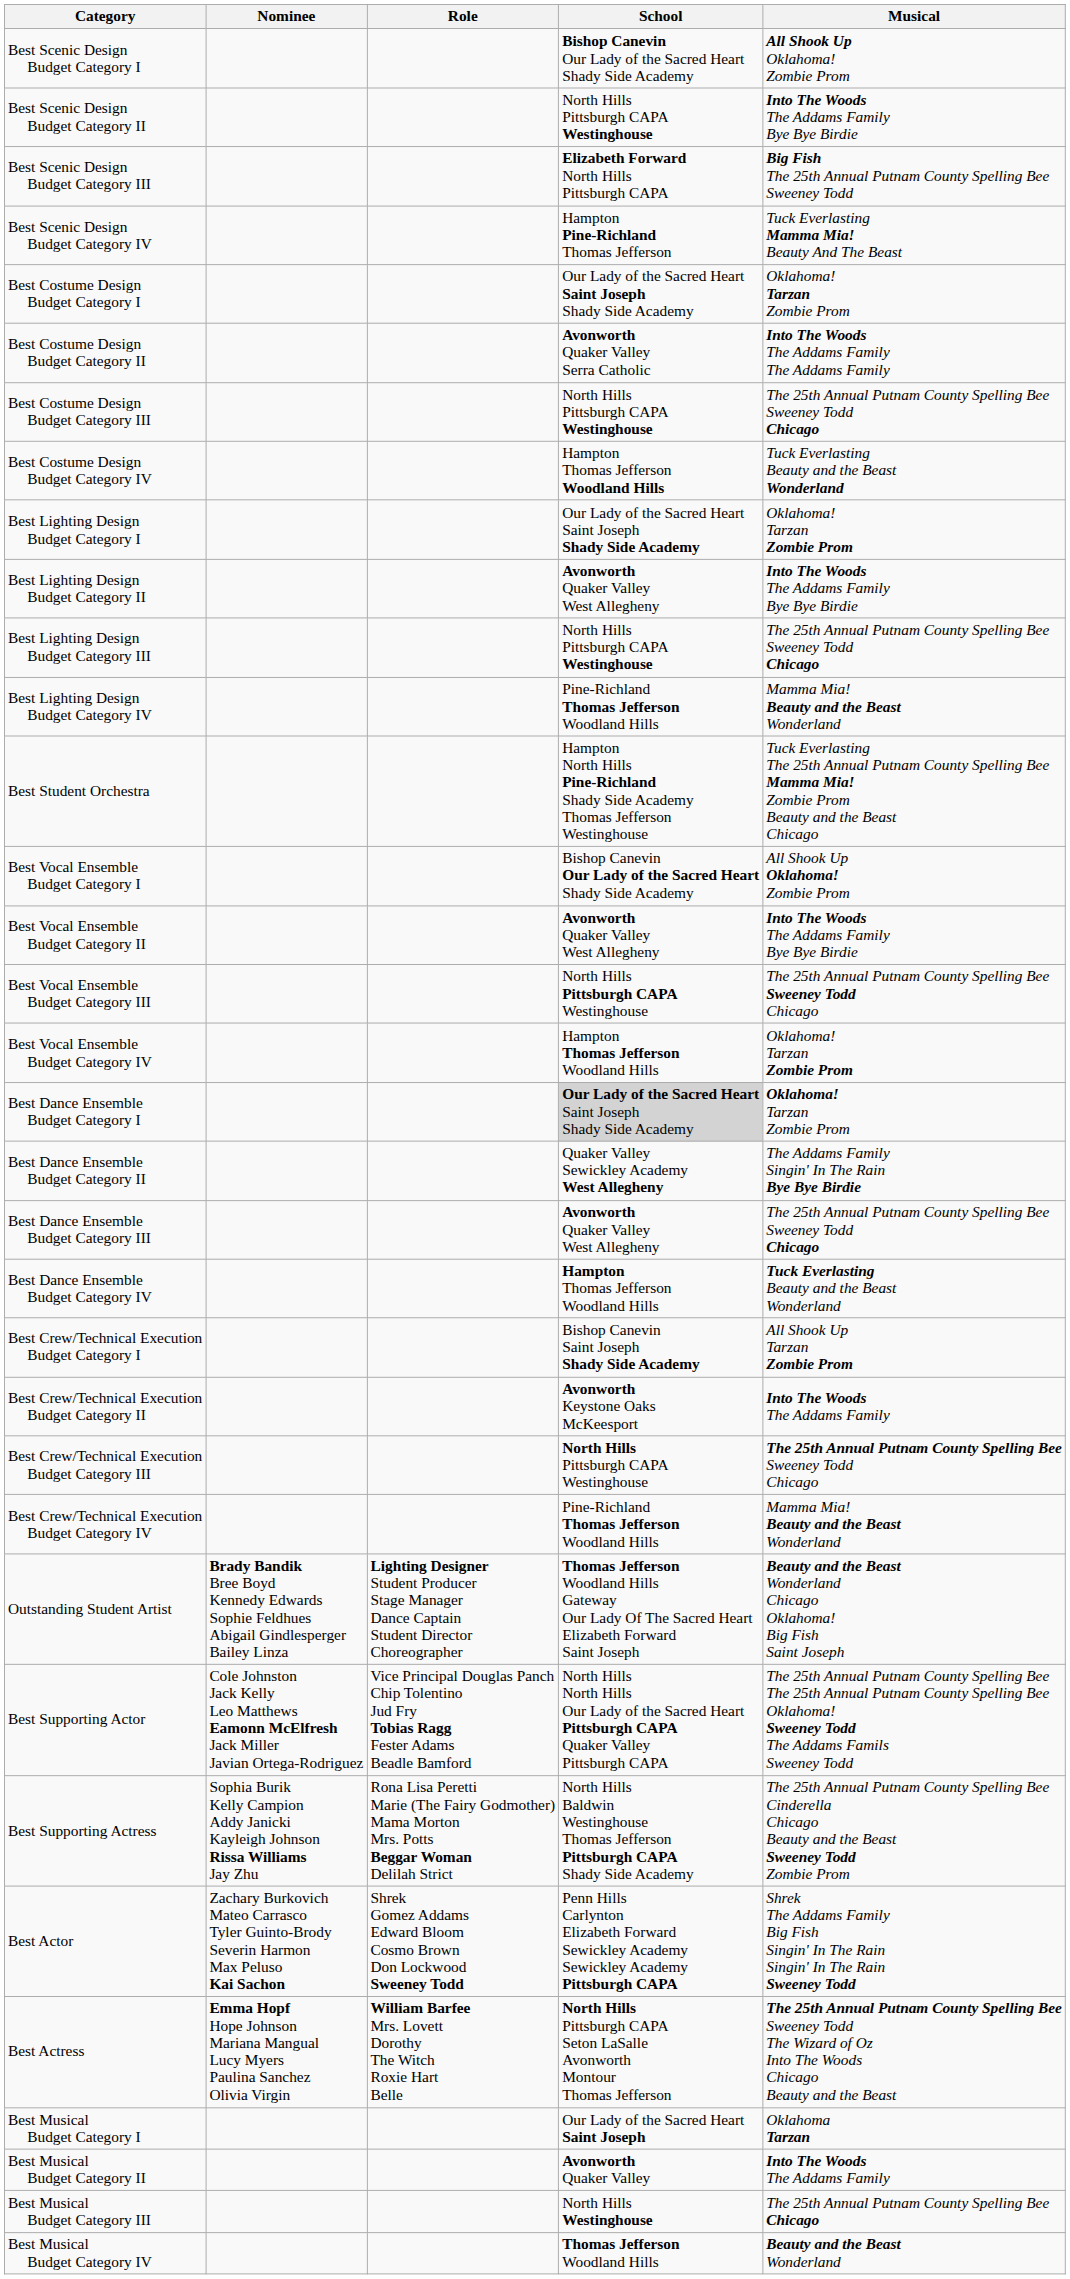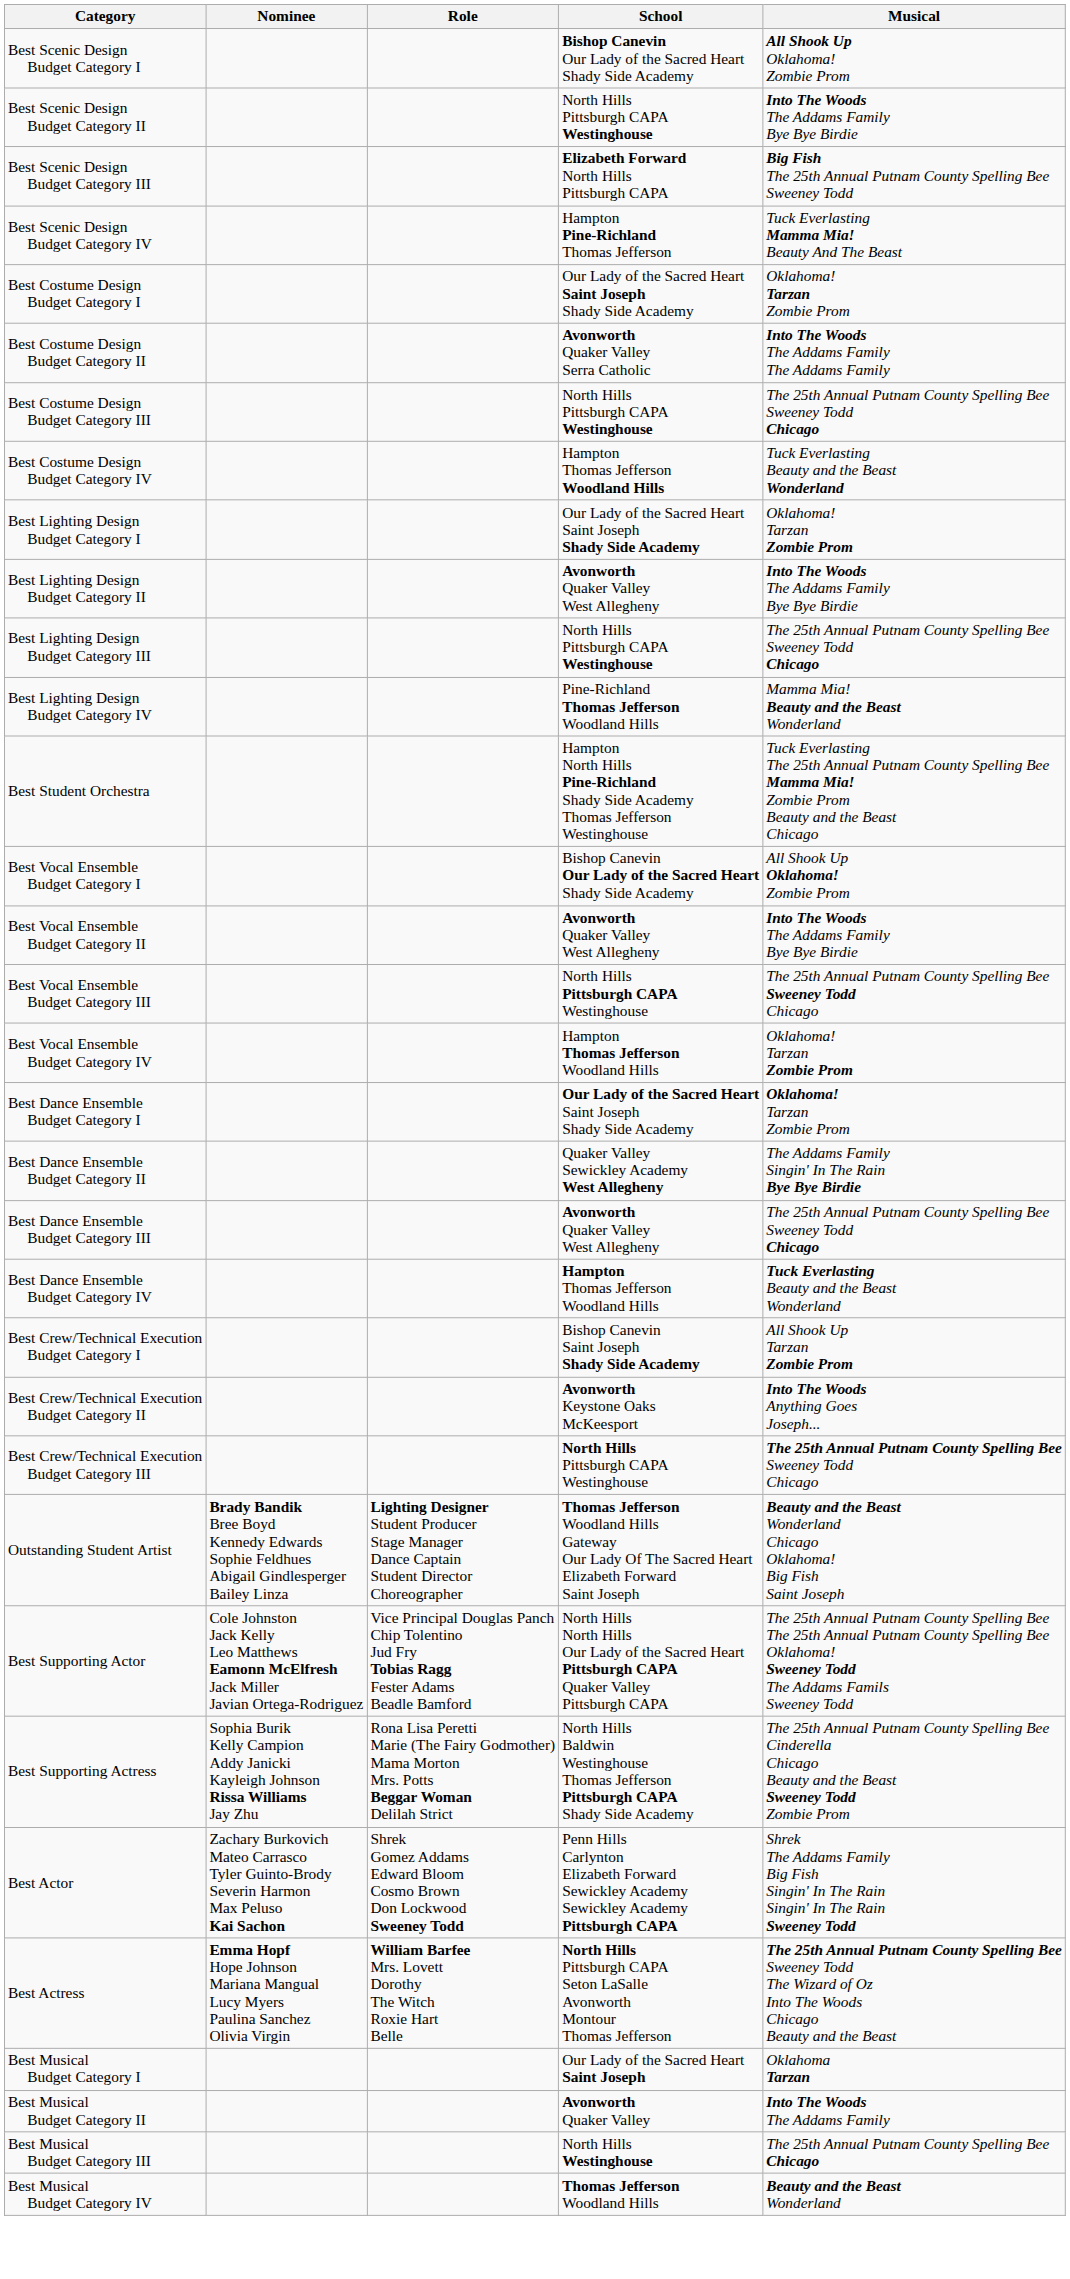(661, 1111) lightgrey background -> (661, 1111) no background
(828, 1406) Into The Woods The Addams Family -> (816, 1406) Into The Woods Anything Goes Joseph...
- row: (105, 1524)
